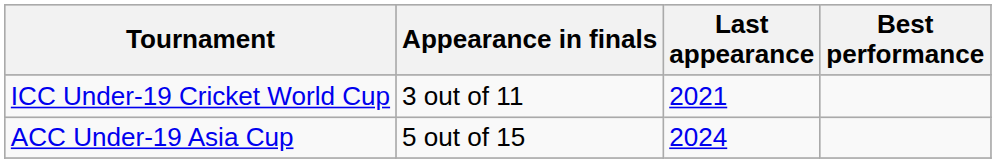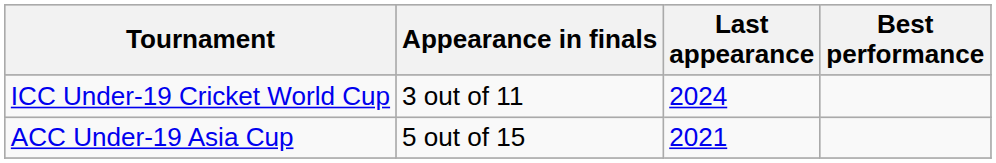(698, 95) 2021 -> (698, 95) 2024
(698, 137) 2024 -> (698, 137) 2021
